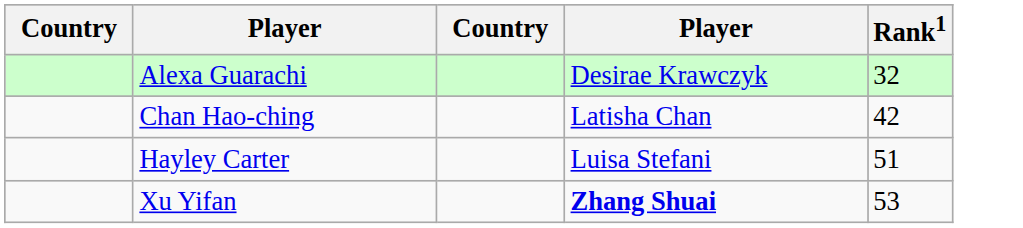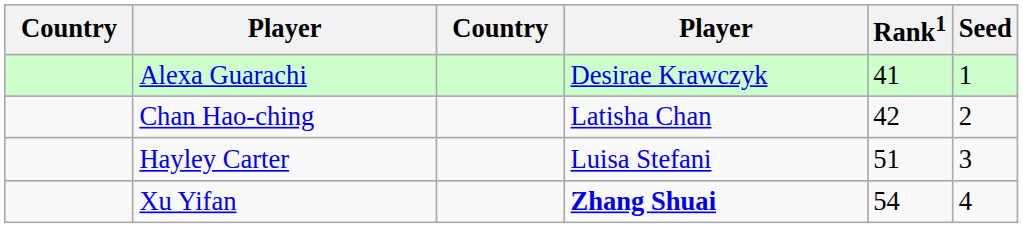+ column: (985, 29)
(887, 74) 32 -> (887, 74) 41
(887, 201) 53 -> (887, 201) 54
